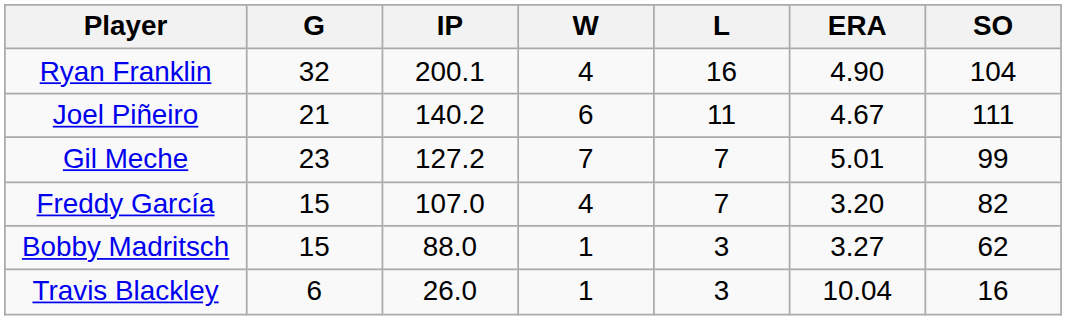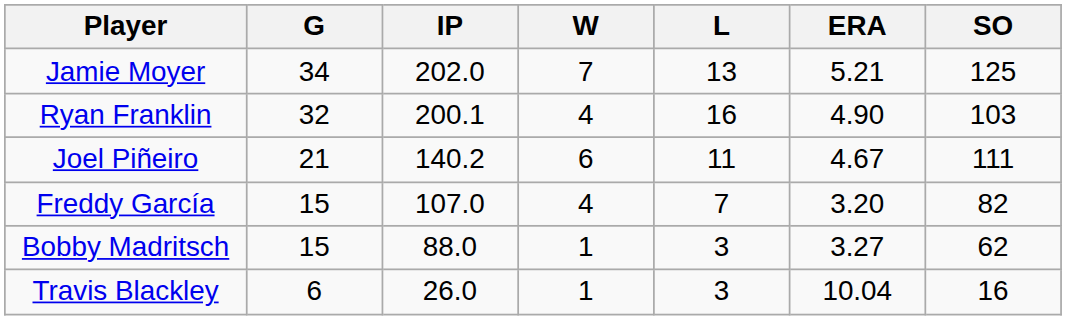+ row: (126, 70)
(993, 70) 104 -> (993, 114) 103
- row: (126, 159)
